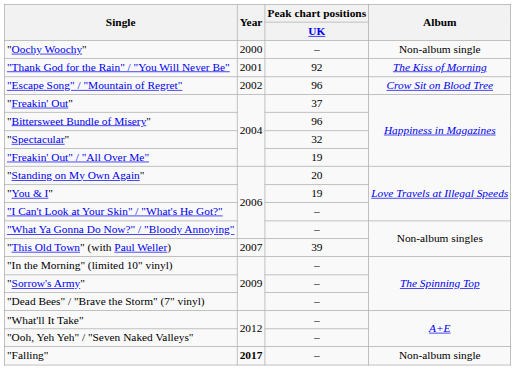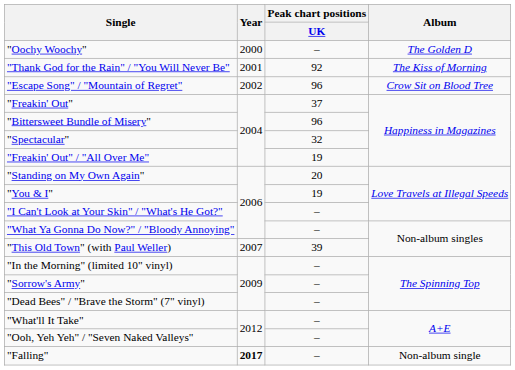(440, 49) Non-album single -> (440, 49) The Golden D
